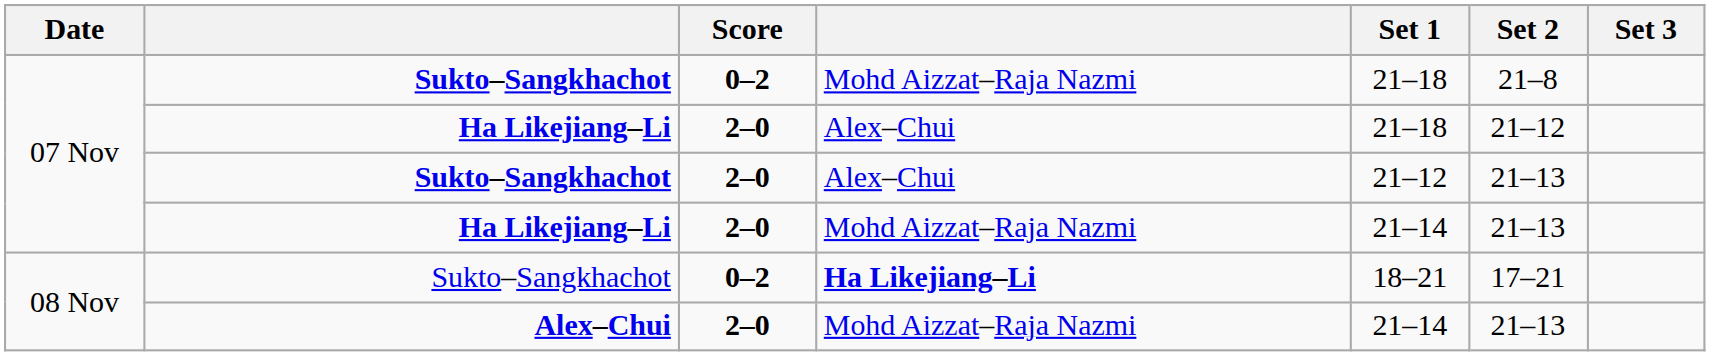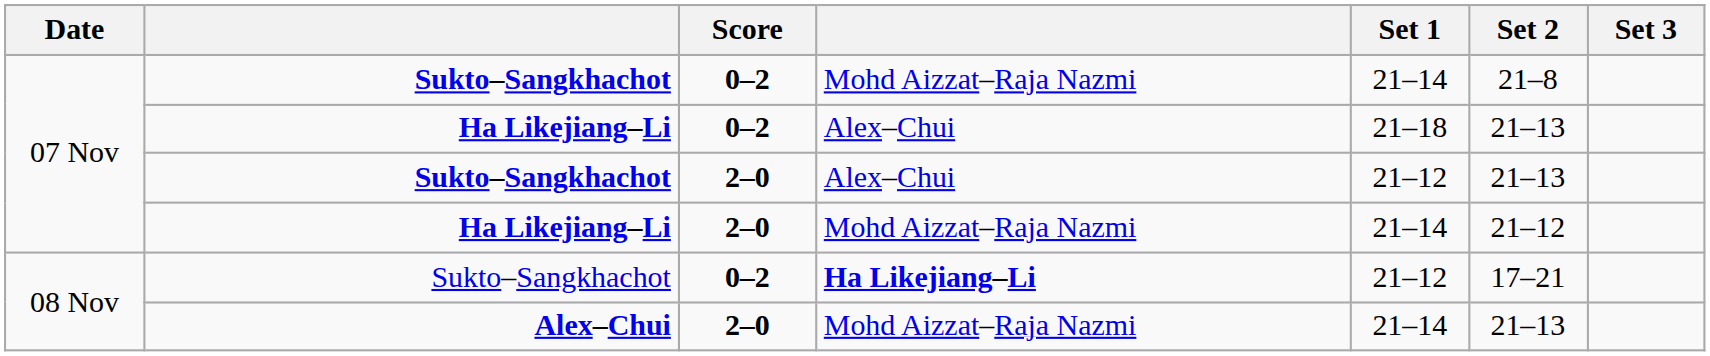(1410, 78) 21–18 -> (1410, 78) 21–14
(747, 128) 2–0 -> (747, 128) 0–2
(1528, 128) 21–12 -> (1528, 128) 21–13
(1528, 227) 21–13 -> (1528, 227) 21–12
(1410, 276) 18–21 -> (1410, 276) 21–12
